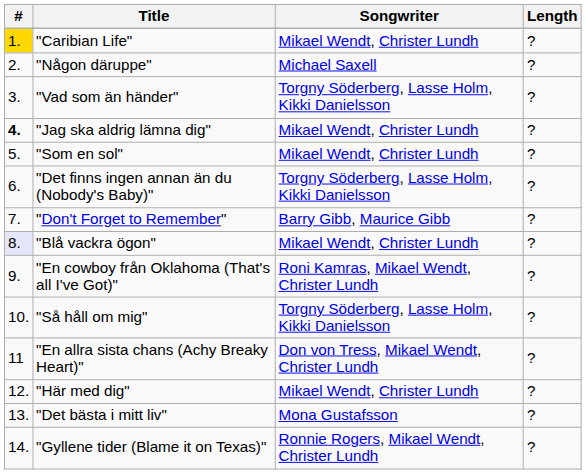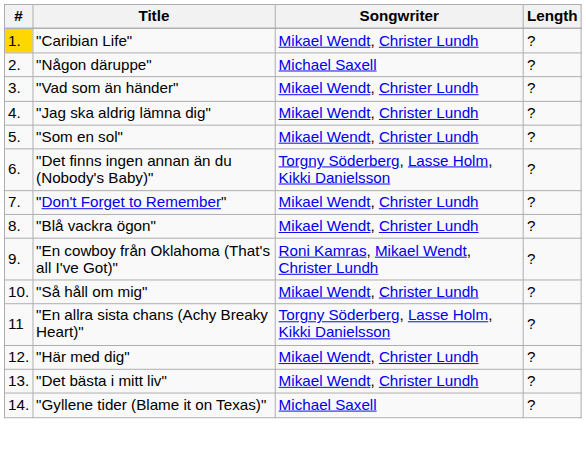(386, 97) Torgny Söderberg, Lasse Holm, Kikki Danielsson -> (379, 88) Mikael Wendt, Christer Lundh
(14, 130) bold -> (14, 112) normal
(364, 219) Barry Gibb, Maurice Gibb -> (379, 202) Mikael Wendt, Christer Lundh
(14, 243) lavender background -> (14, 226) no background
(386, 317) Torgny Söderberg, Lasse Holm, Kikki Danielsson -> (379, 291) Mikael Wendt, Christer Lundh
(380, 358) Don von Tress, Mikael Wendt, Christer Lundh -> (386, 324) Torgny Söderberg, Lasse Holm, Kikki Danielsson
(338, 415) Mona Gustafsson -> (379, 381) Mikael Wendt, Christer Lundh
(382, 448) Ronnie Rogers, Mikael Wendt, Christer Lundh -> (328, 405) Michael Saxell
